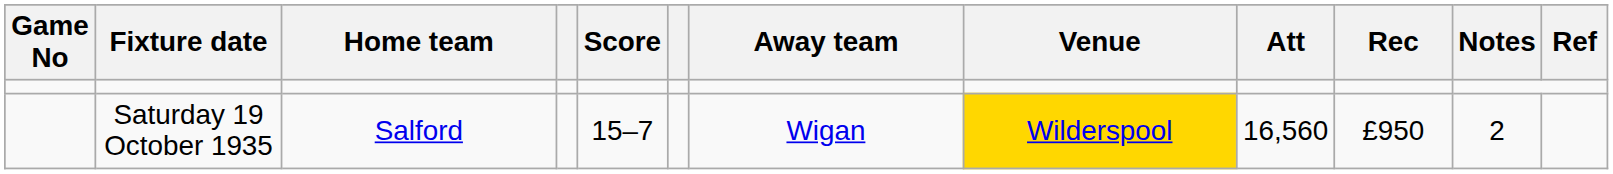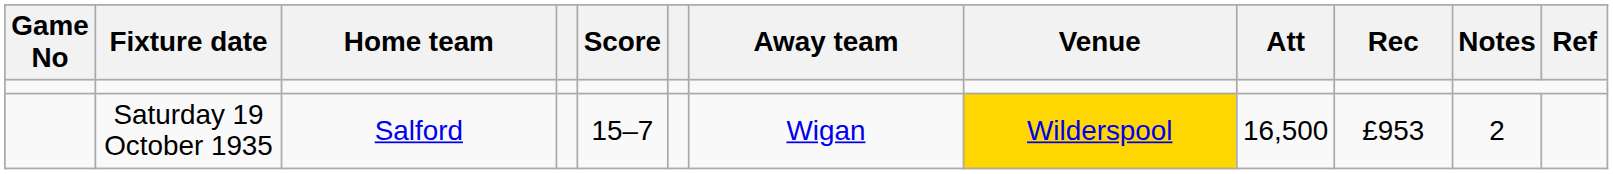(1286, 130) 16,560 -> (1286, 130) 16,500
(1393, 130) £950 -> (1393, 130) £953
